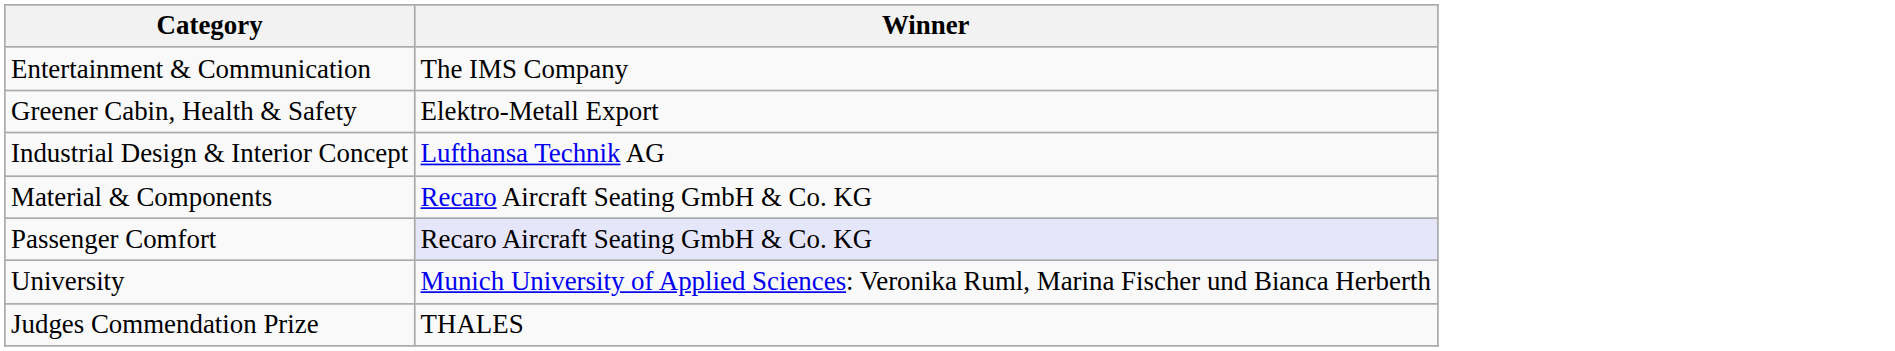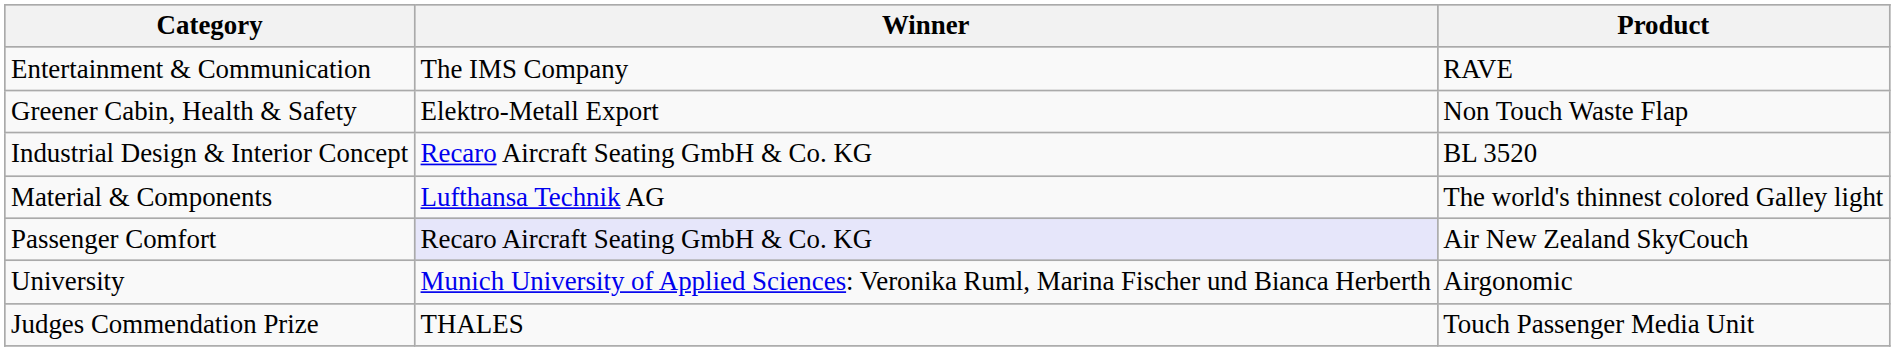+ column: (1663, 25)
(543, 153) Lufthansa Technik AG -> (646, 153) Recaro Aircraft Seating GmbH & Co. KG
(646, 196) Recaro Aircraft Seating GmbH & Co. KG -> (543, 196) Lufthansa Technik AG
